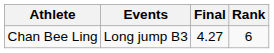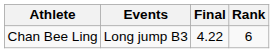(210, 36) 4.27 -> (210, 36) 4.22
